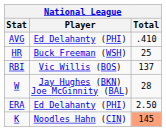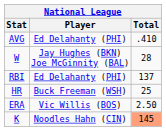rows swapped: (17, 53) <-> (17, 86)
(80, 67) Vic Willis (BOS) -> (80, 77) Ed Delahanty (PHI)
(80, 105) Ed Delahanty (PHI) -> (80, 105) Vic Willis (BOS)
